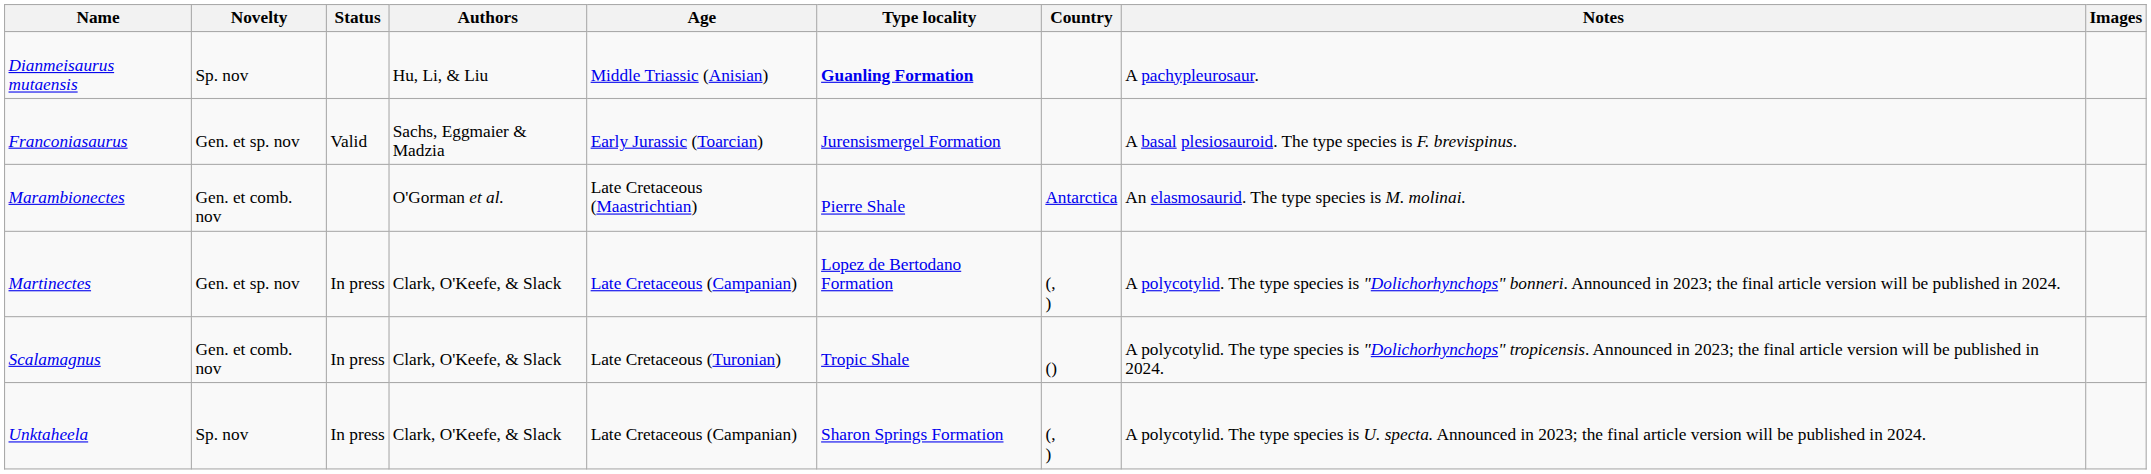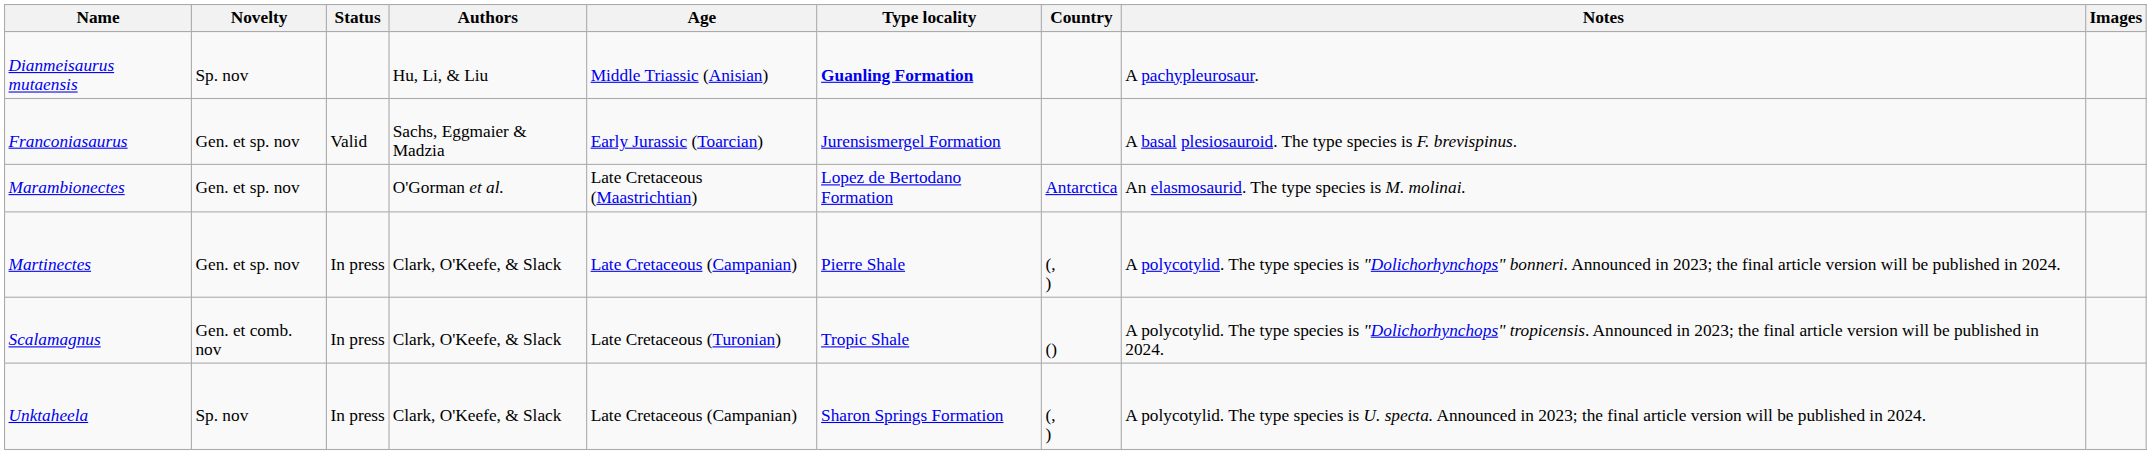(244, 207) Gen. et comb. nov -> (248, 187) Gen. et sp. nov
(863, 207) Pierre Shale -> (891, 187) Lopez de Bertodano Formation
(891, 273) Lopez de Bertodano Formation -> (863, 263) Pierre Shale
